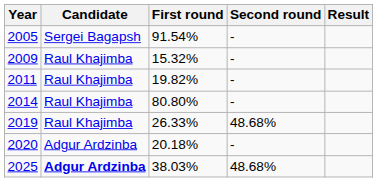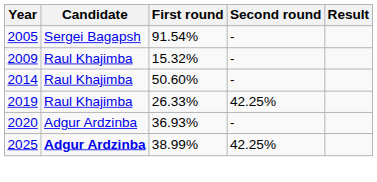- row: (22, 79)
(175, 101) 80.80% -> (175, 79) 50.60%
(253, 123) 48.68% -> (253, 101) 42.25%
(175, 144) 20.18% -> (175, 123) 36.93%
(175, 166) 38.03% -> (175, 144) 38.99%
(253, 166) 48.68% -> (253, 144) 42.25%
